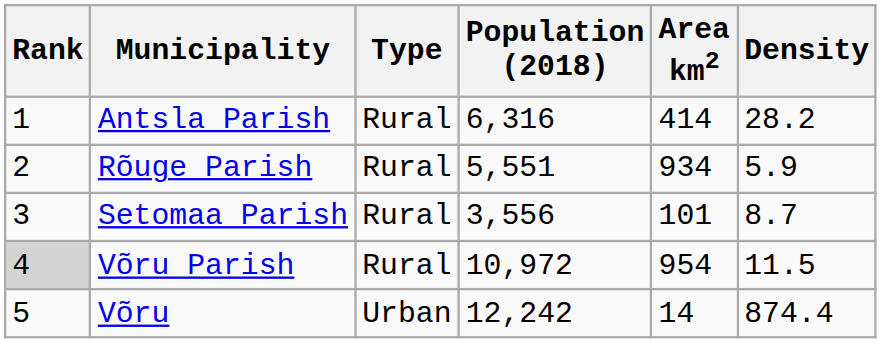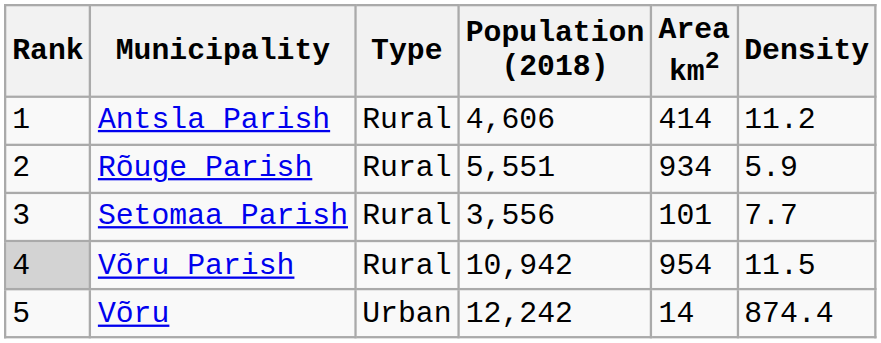(510, 120) 6,316 -> (510, 120) 4,606
(780, 120) 28.2 -> (780, 120) 11.2
(771, 217) 8.7 -> (771, 217) 7.7
(519, 265) 10,972 -> (519, 265) 10,942
